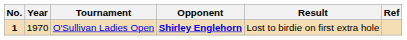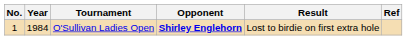(14, 28) bold -> (14, 28) normal
(38, 28) 1970 -> (38, 28) 1984
